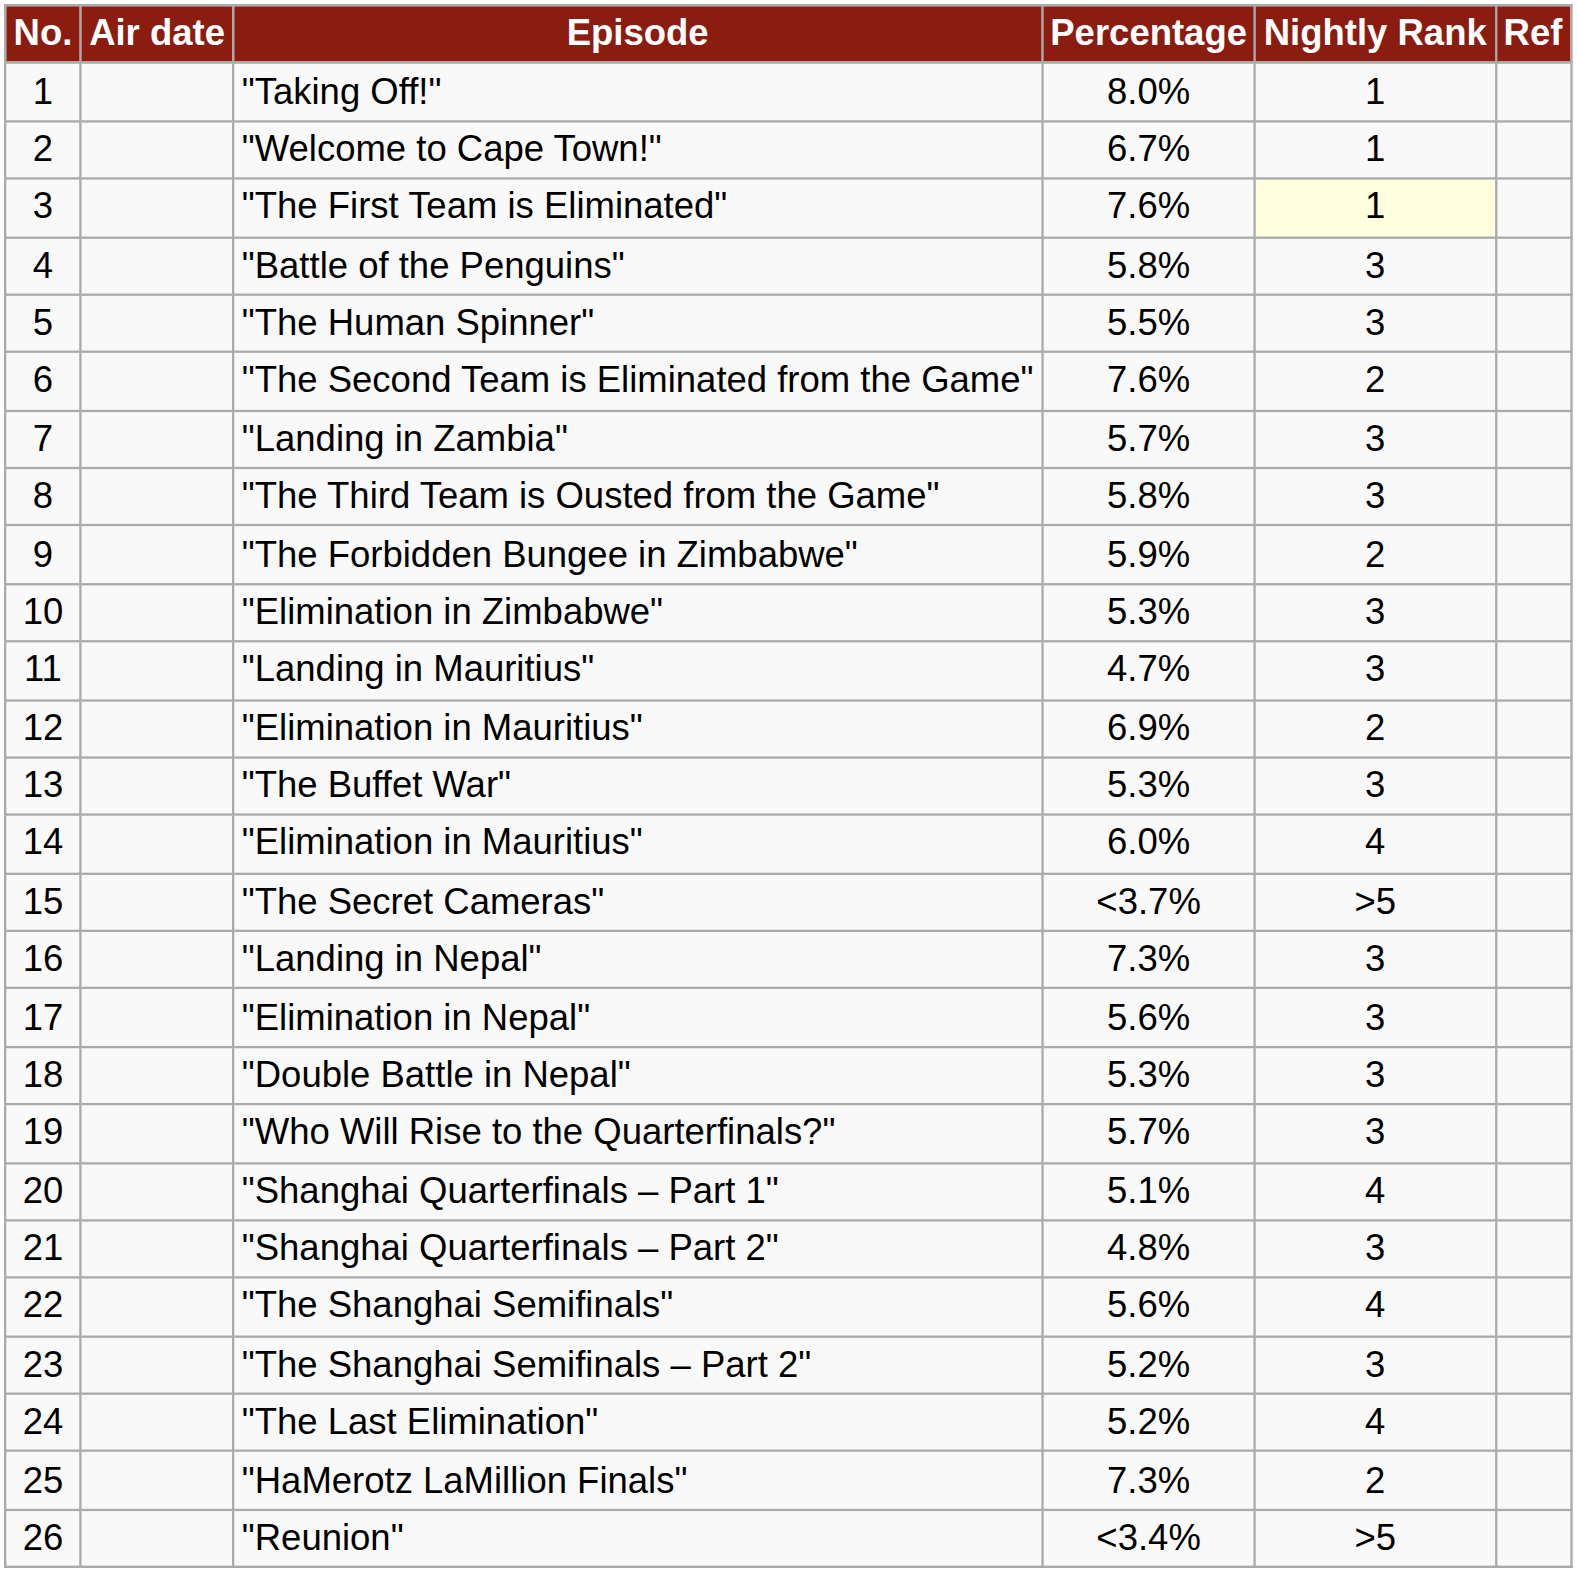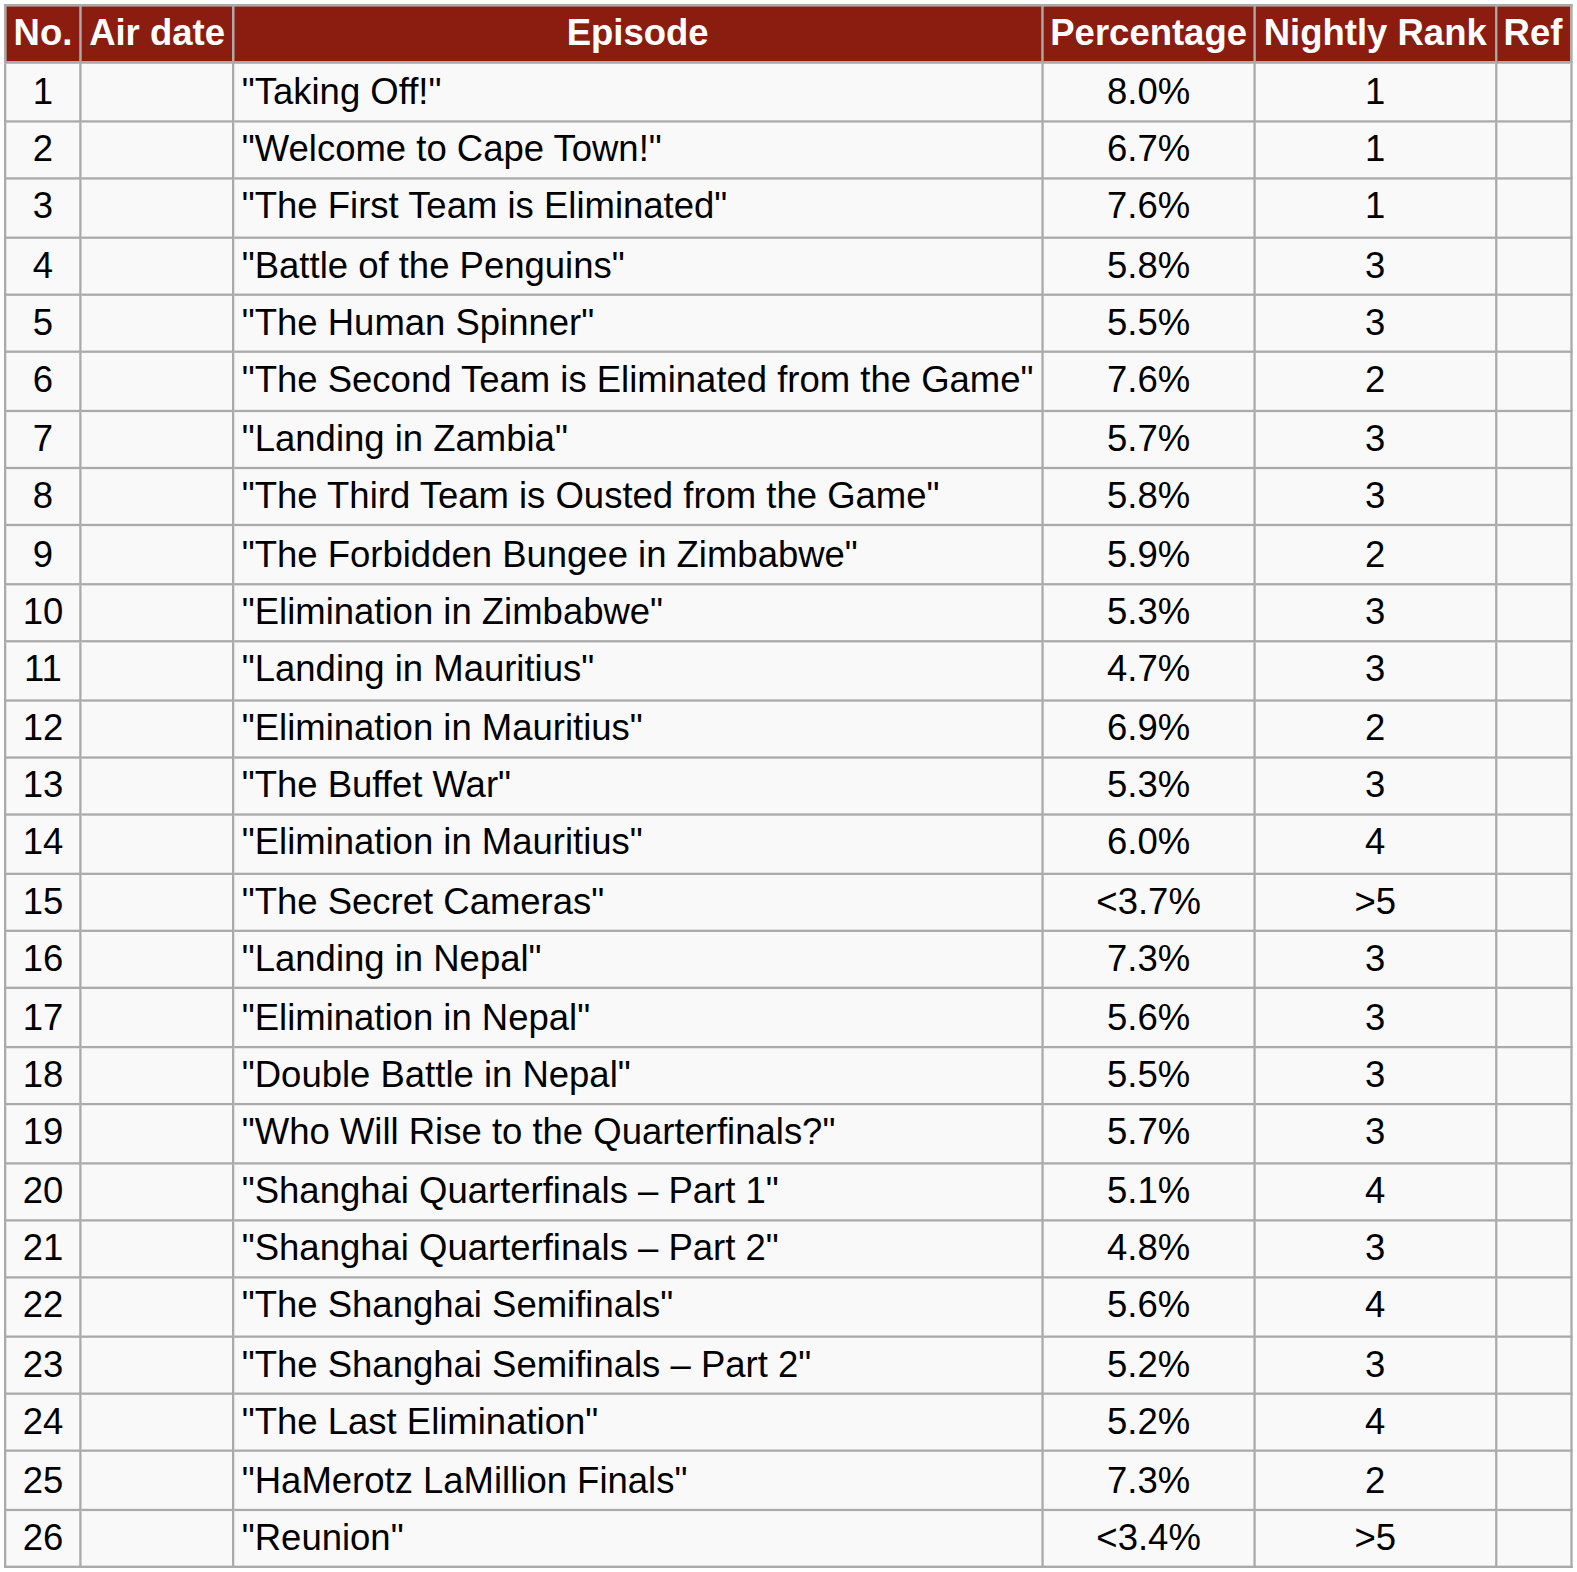(1375, 206) lightyellow background -> (1375, 206) no background
(1149, 1074) 5.3% -> (1149, 1074) 5.5%
